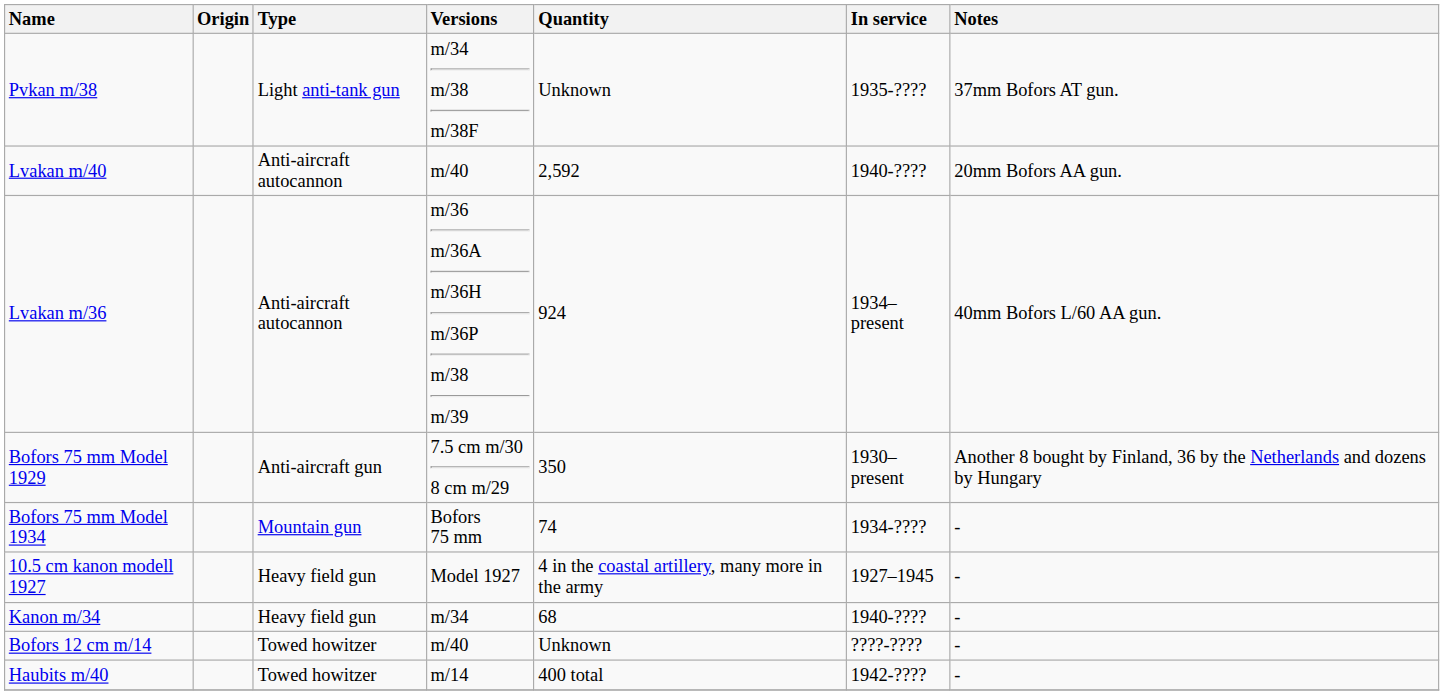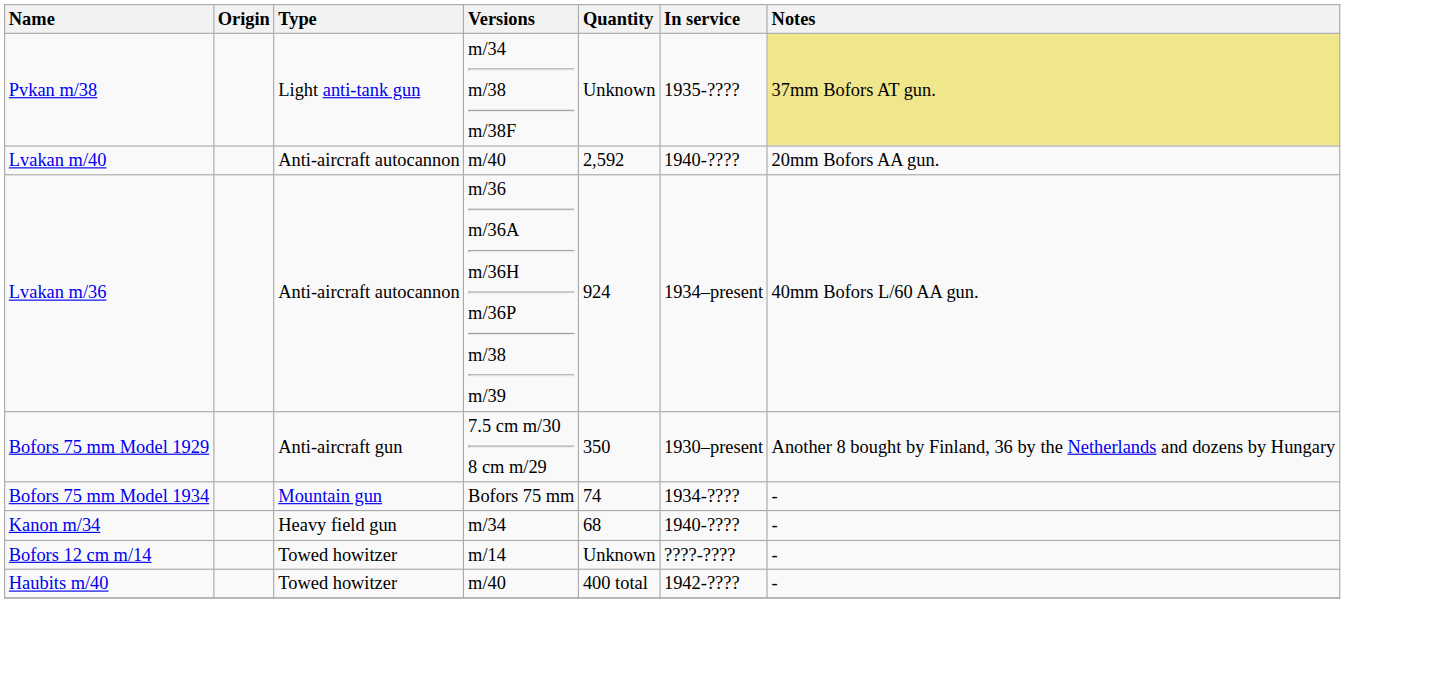(1036, 89) no background -> (854, 89) khaki background
- row: (91, 577)
(449, 645) m/40 -> (487, 554) m/14
(449, 675) m/14 -> (487, 583) m/40
